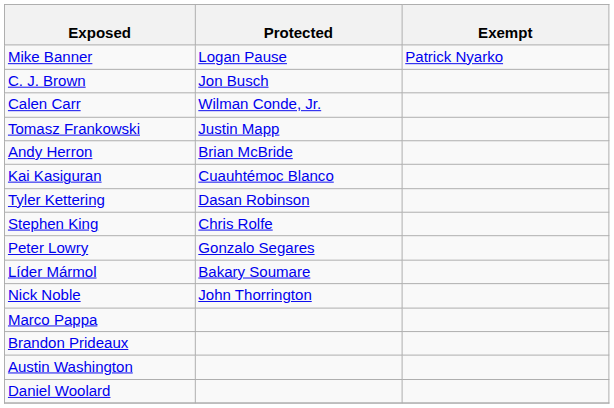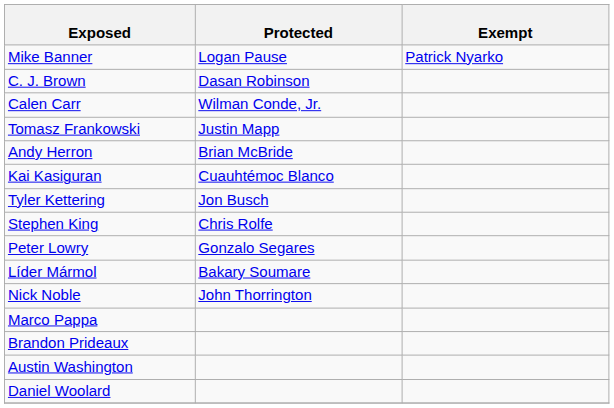(233, 81) Jon Busch -> (254, 81) Dasan Robinson
(254, 200) Dasan Robinson -> (233, 200) Jon Busch
